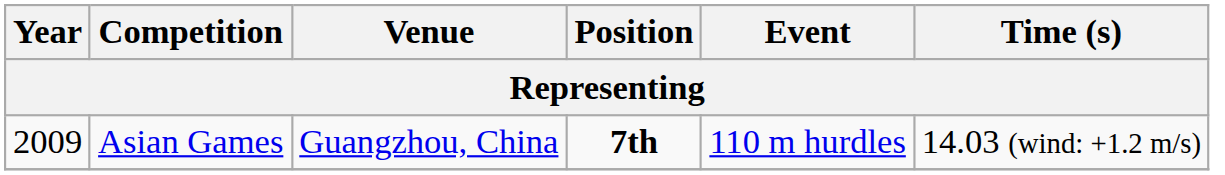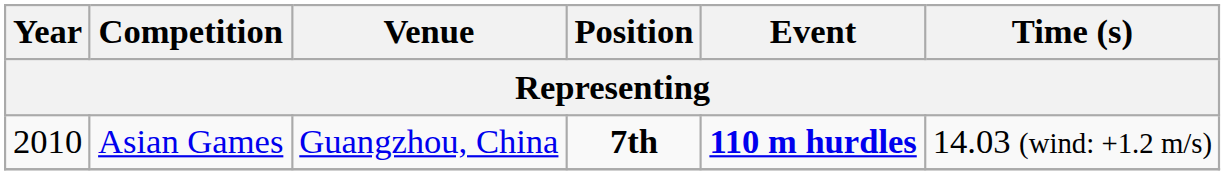(48, 141) 2009 -> (48, 141) 2010
(808, 141) normal -> (813, 141) bold
